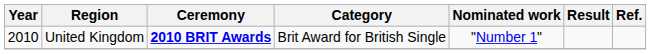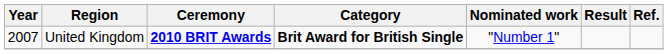(23, 37) 2010 -> (23, 37) 2007
(362, 37) normal -> (370, 37) bold
